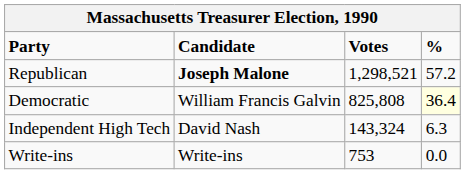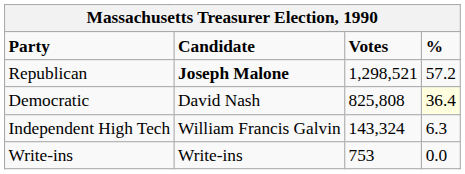(259, 100) William Francis Galvin -> (219, 100) David Nash
(219, 127) David Nash -> (259, 127) William Francis Galvin
